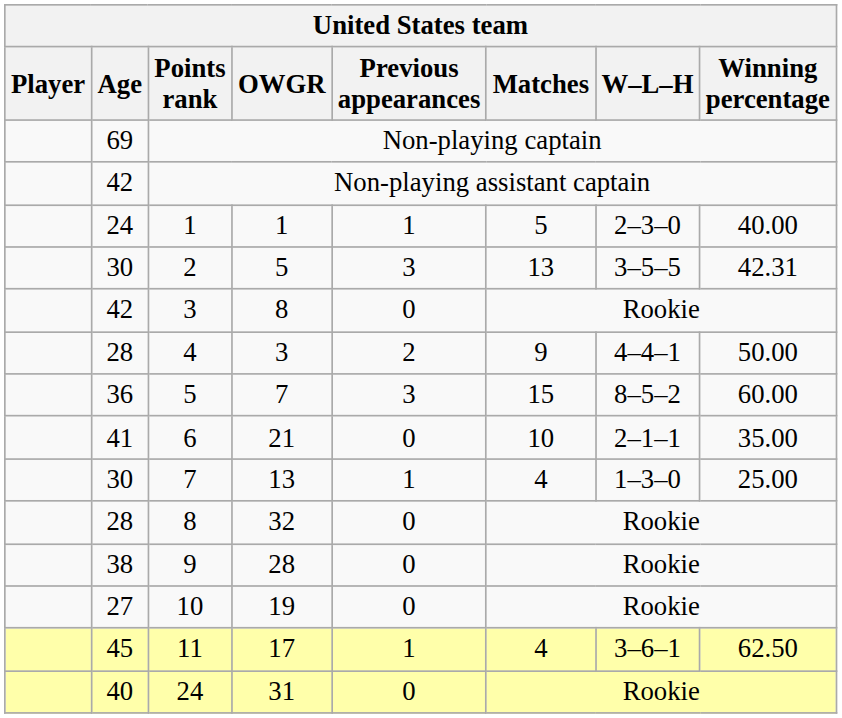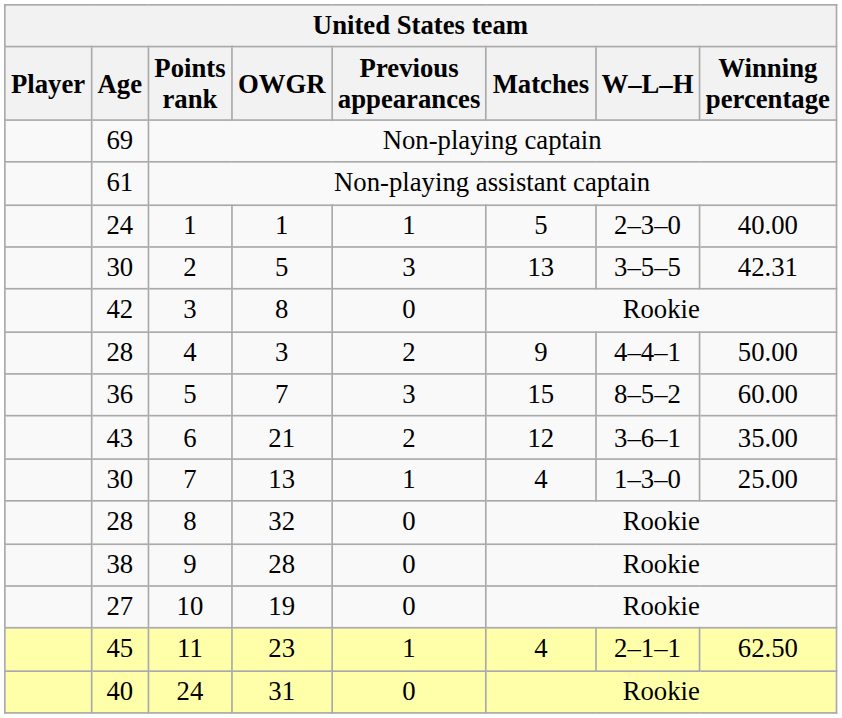(120, 182) 42 -> (120, 182) 61
(120, 437) 41 -> (120, 437) 43
(409, 437) 0 -> (409, 437) 2
(541, 437) 10 -> (541, 437) 12
(647, 437) 2–1–1 -> (647, 437) 3–6–1
(282, 649) 17 -> (282, 649) 23
(647, 649) 3–6–1 -> (647, 649) 2–1–1
